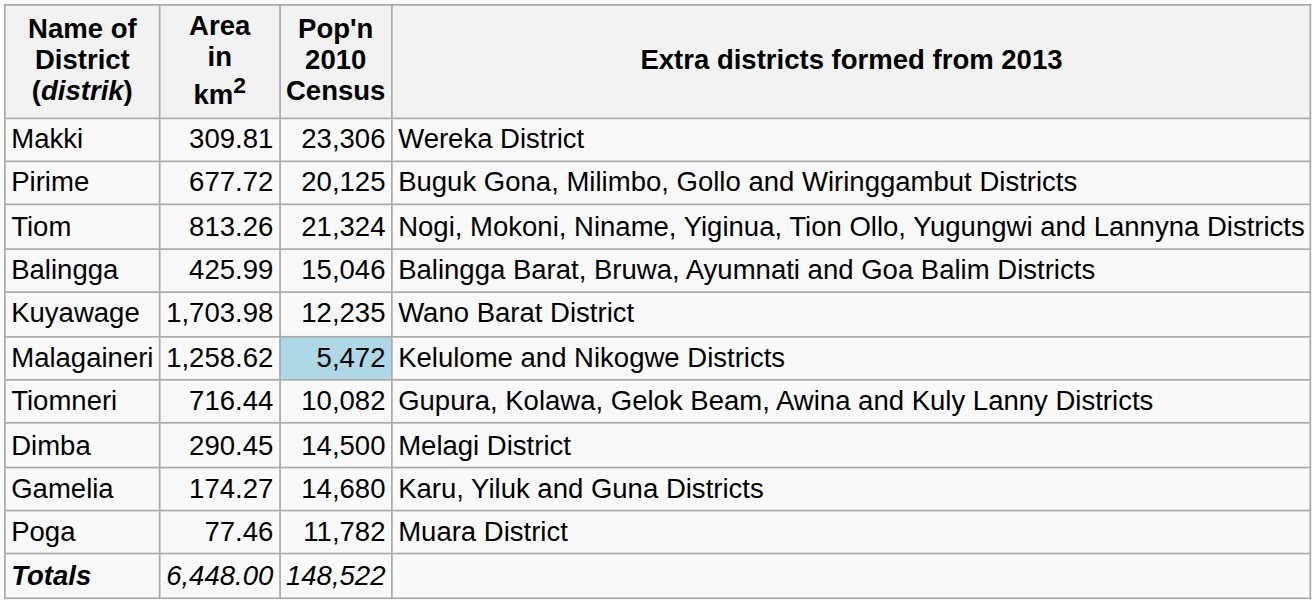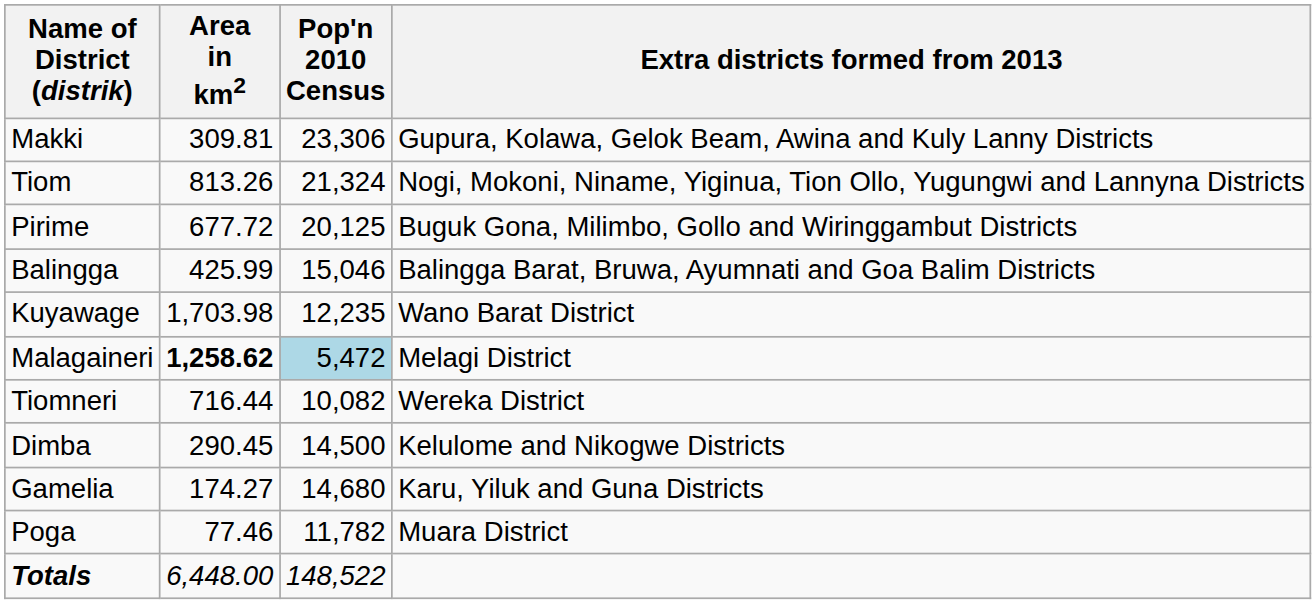(491, 139) Wereka District -> (776, 139) Gupura, Kolawa, Gelok Beam, Awina and Kuly Lanny Districts
rows swapped: (50, 182) <-> (41, 226)
(220, 357) normal -> (220, 357) bold
(592, 357) Kelulome and Nikogwe Districts -> (485, 357) Melagi District
(776, 401) Gupura, Kolawa, Gelok Beam, Awina and Kuly Lanny Districts -> (491, 401) Wereka District
(485, 444) Melagi District -> (592, 444) Kelulome and Nikogwe Districts
